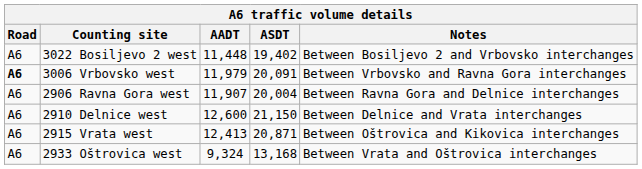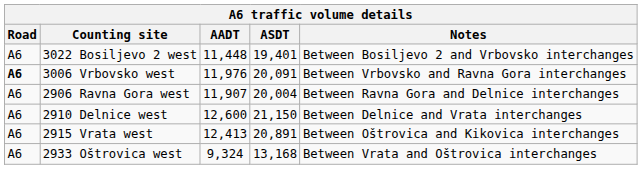(275, 54) 19,402 -> (275, 54) 19,401
(225, 74) 11,979 -> (225, 74) 11,976
(275, 134) 20,871 -> (275, 134) 20,891
